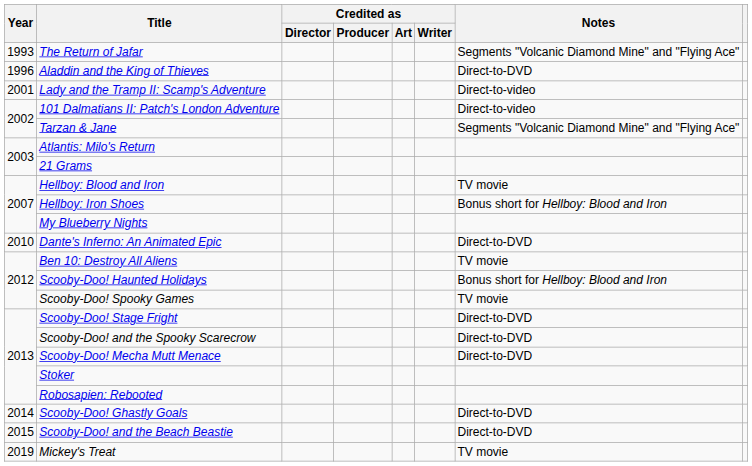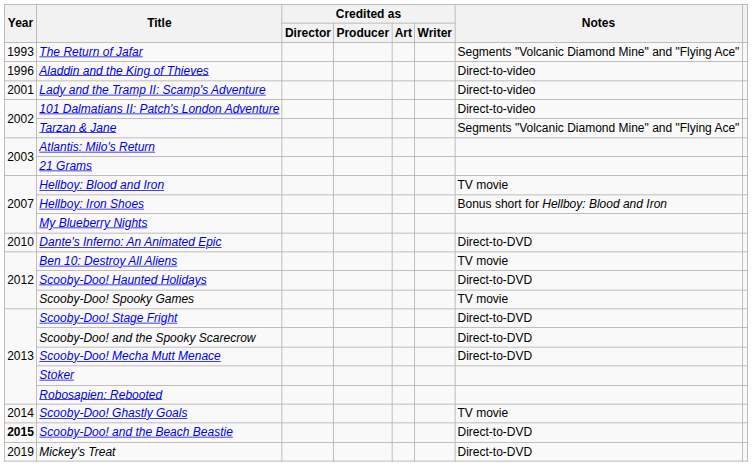(495, 71) Direct-to-DVD -> (497, 71) Direct-to-video
(562, 280) Bonus short for Hellboy: Blood and Iron -> (495, 280) Direct-to-DVD
(495, 413) Direct-to-DVD -> (483, 413) TV movie
(20, 432) normal -> (20, 432) bold
(483, 451) TV movie -> (495, 451) Direct-to-DVD
